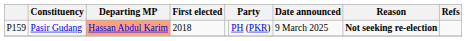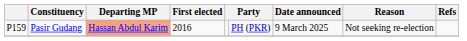(182, 28) 2018 -> (182, 28) 2016
(391, 28) bold -> (389, 28) normal
